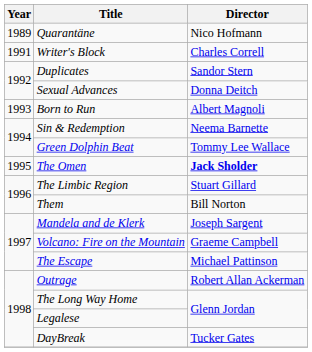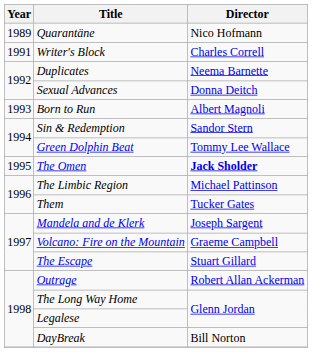(222, 71) Sandor Stern -> (229, 71) Neema Barnette
(229, 128) Neema Barnette -> (222, 128) Sandor Stern
(223, 185) Stuart Gillard -> (234, 185) Michael Pattinson
(218, 204) Bill Norton -> (222, 204) Tucker Gates
(234, 261) Michael Pattinson -> (223, 261) Stuart Gillard
(222, 337) Tucker Gates -> (218, 337) Bill Norton
